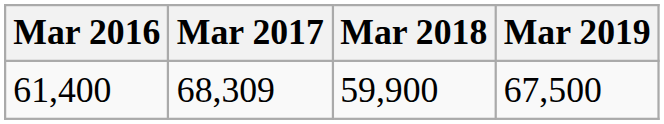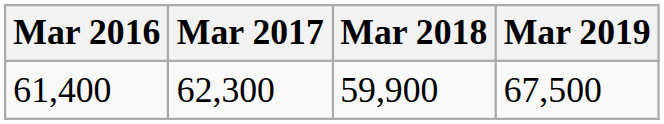(226, 89) 68,309 -> (226, 89) 62,300
